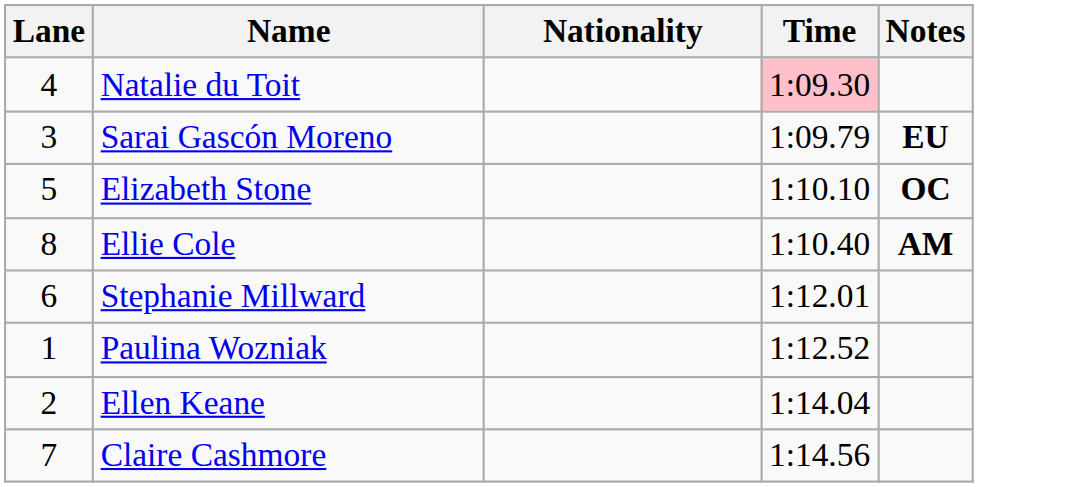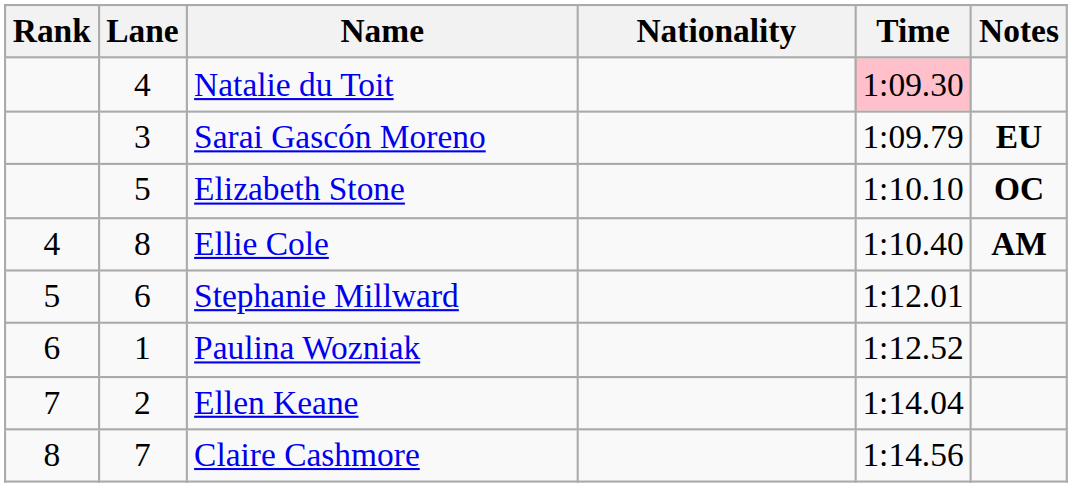+ column: (52, 31)
